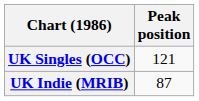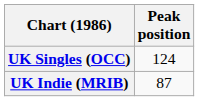(164, 58) 121 -> (164, 58) 124
